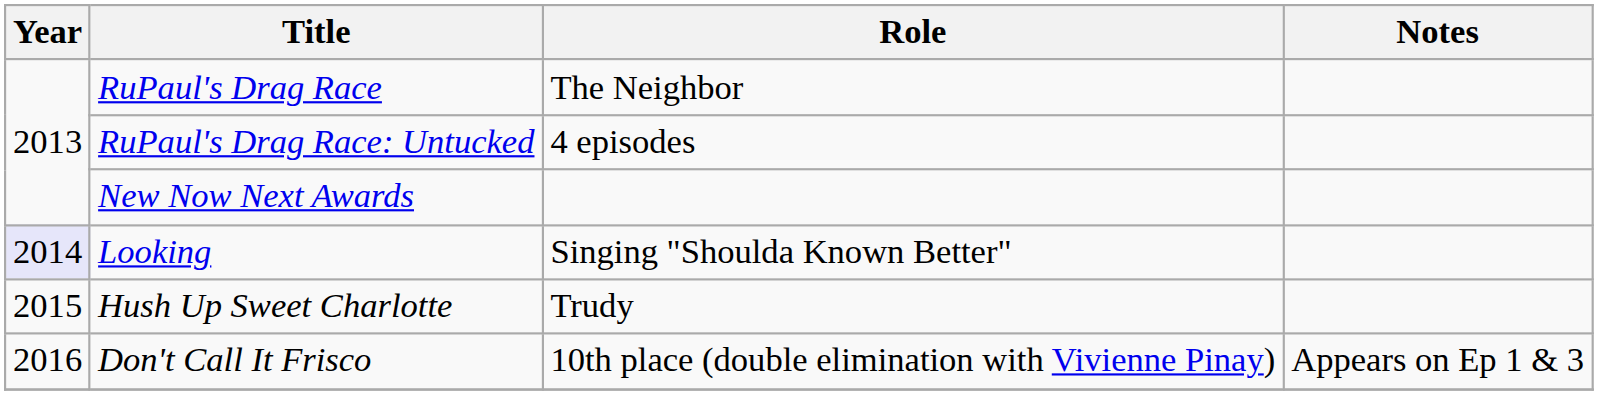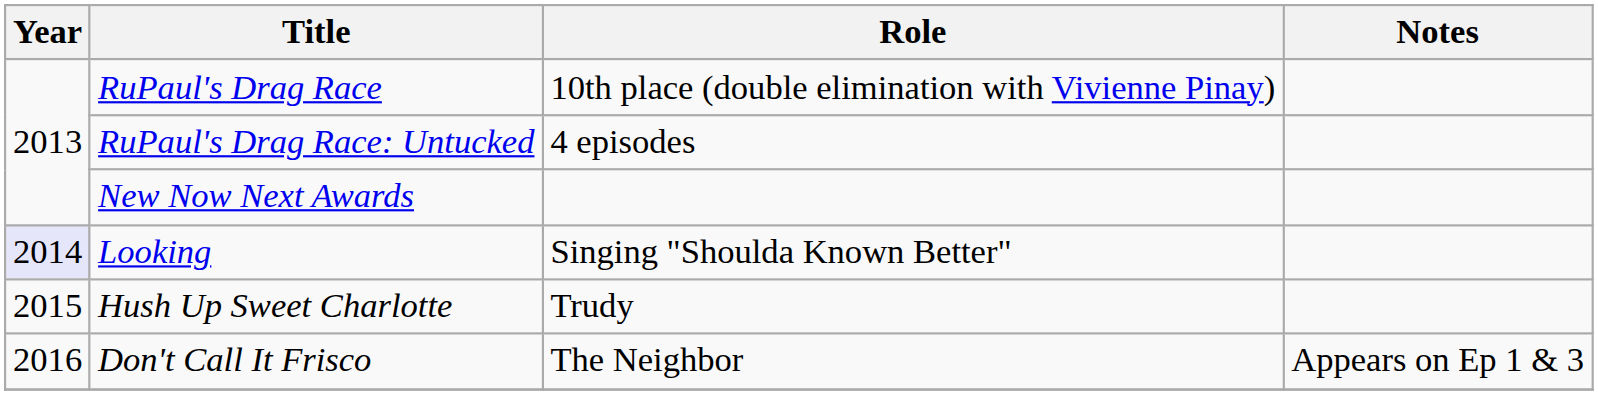(647, 86) The Neighbor -> (913, 86) 10th place (double elimination with Vivienne Pinay)
(913, 360) 10th place (double elimination with Vivienne Pinay) -> (647, 360) The Neighbor
